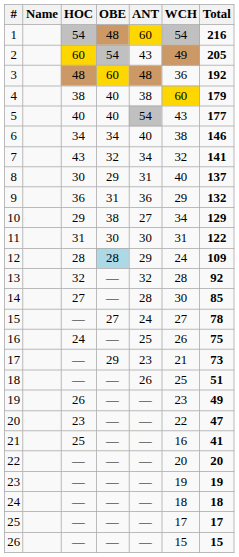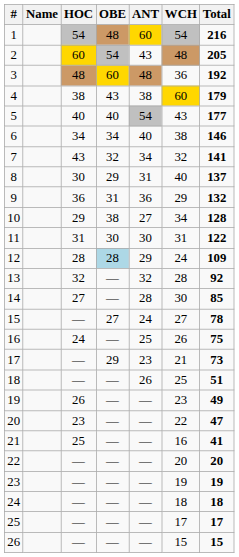(181, 55) 49 -> (181, 55) 48
(113, 95) 40 -> (113, 95) 43
(217, 217) 129 -> (217, 217) 128
